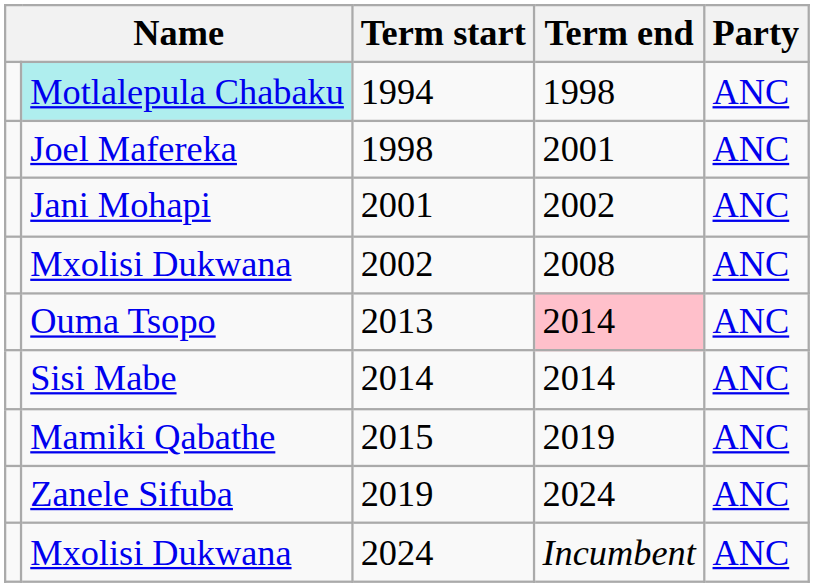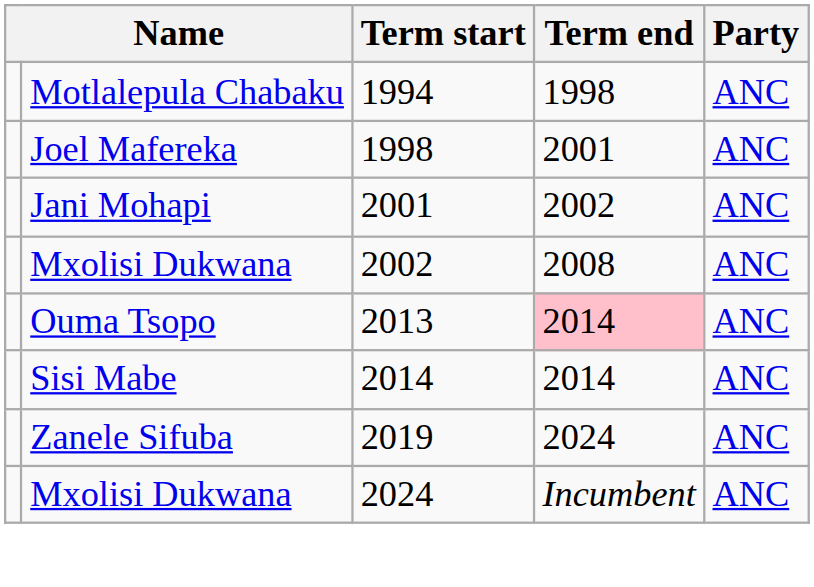(187, 90) paleturquoise background -> (187, 90) no background
- row: (397, 436)
